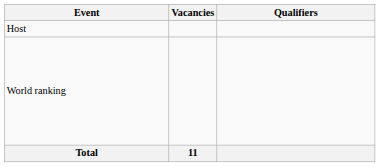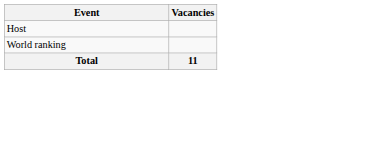- column: (296, 12)
